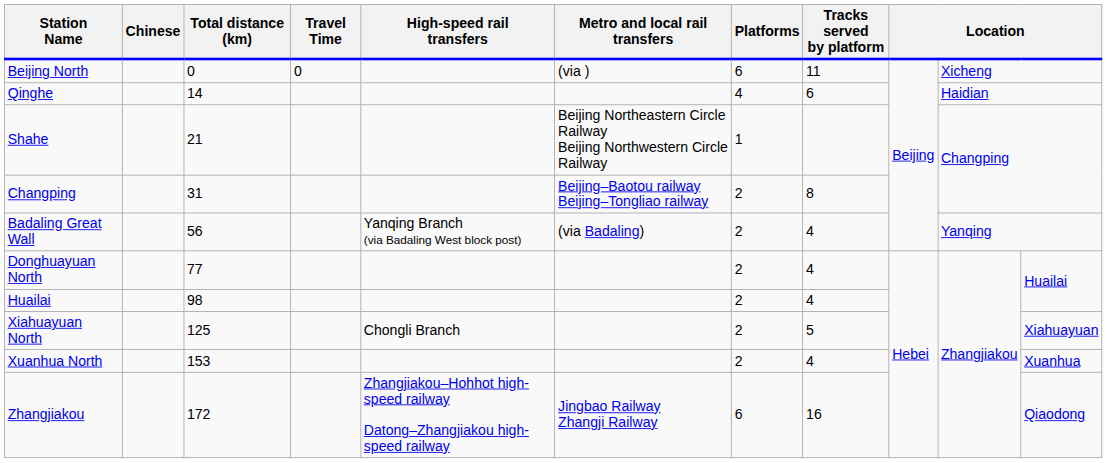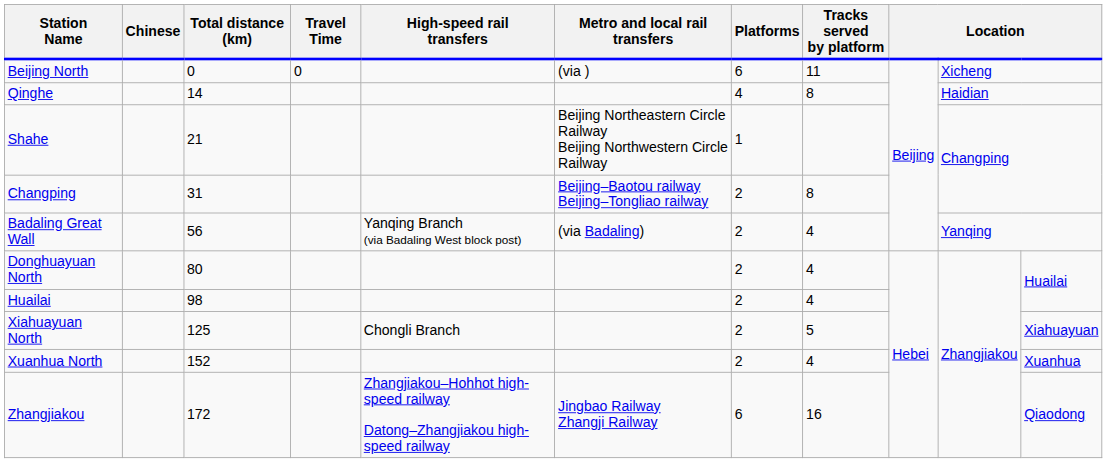(810, 93) 6 -> (810, 93) 8
(195, 270) 77 -> (195, 270) 80
(199, 360) 153 -> (199, 360) 152
